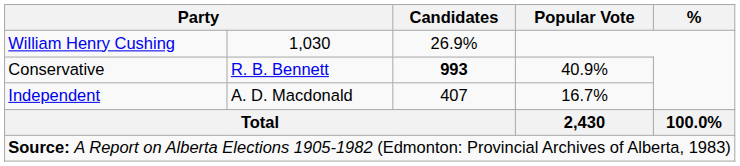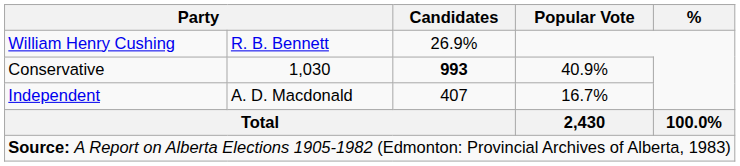(310, 43) 1,030 -> (280, 43) R. B. Bennett
(280, 69) R. B. Bennett -> (310, 69) 1,030
